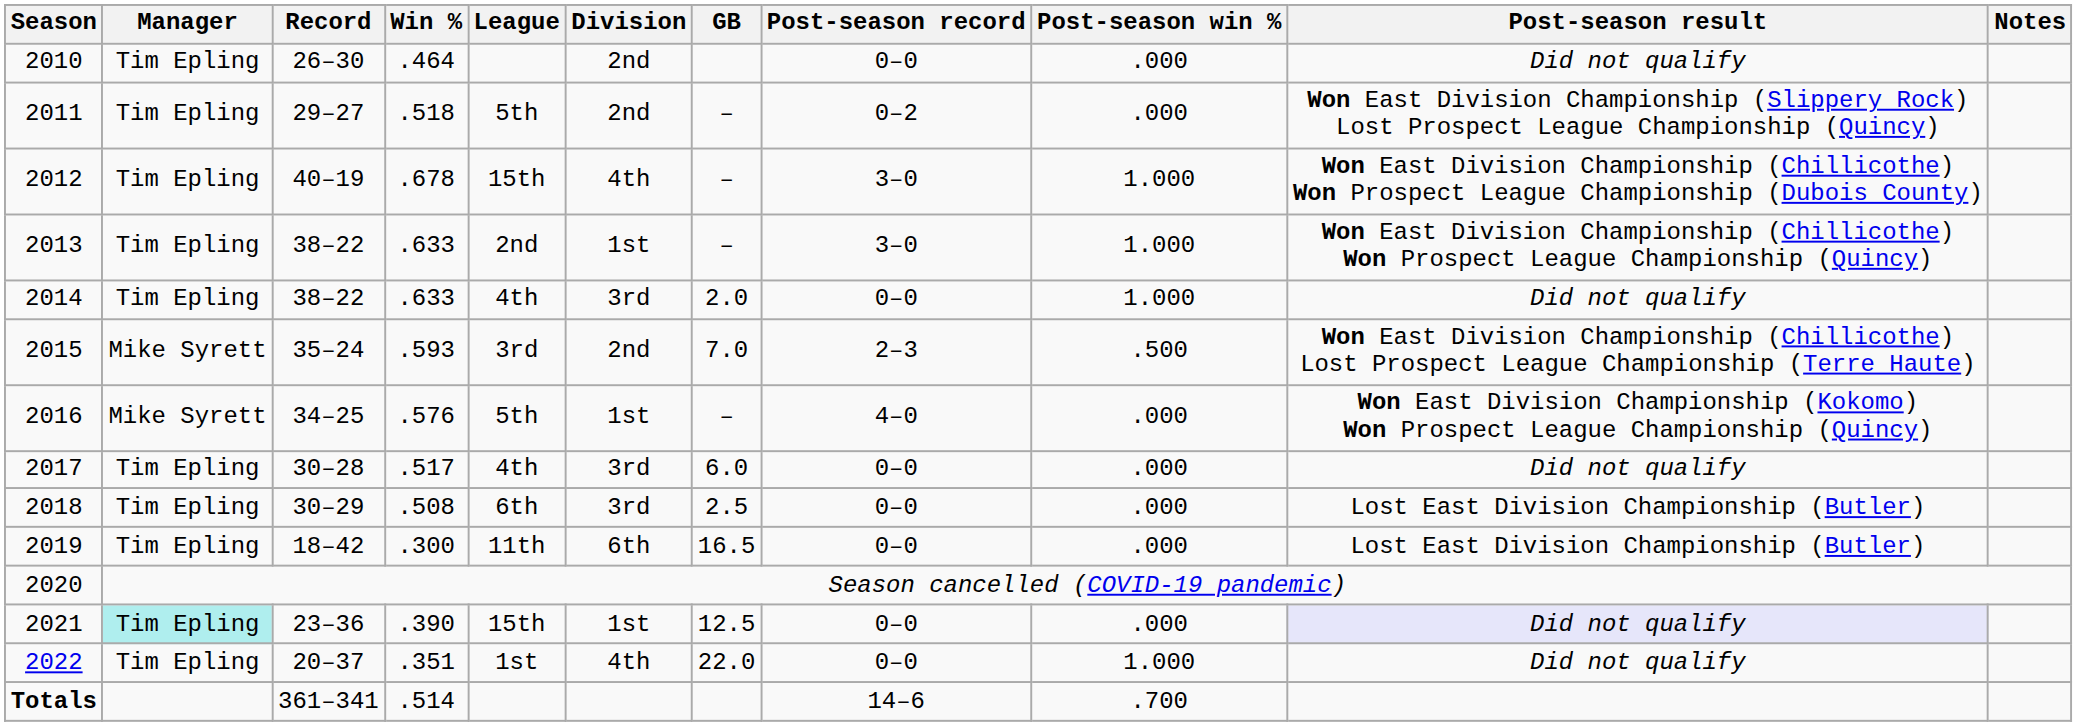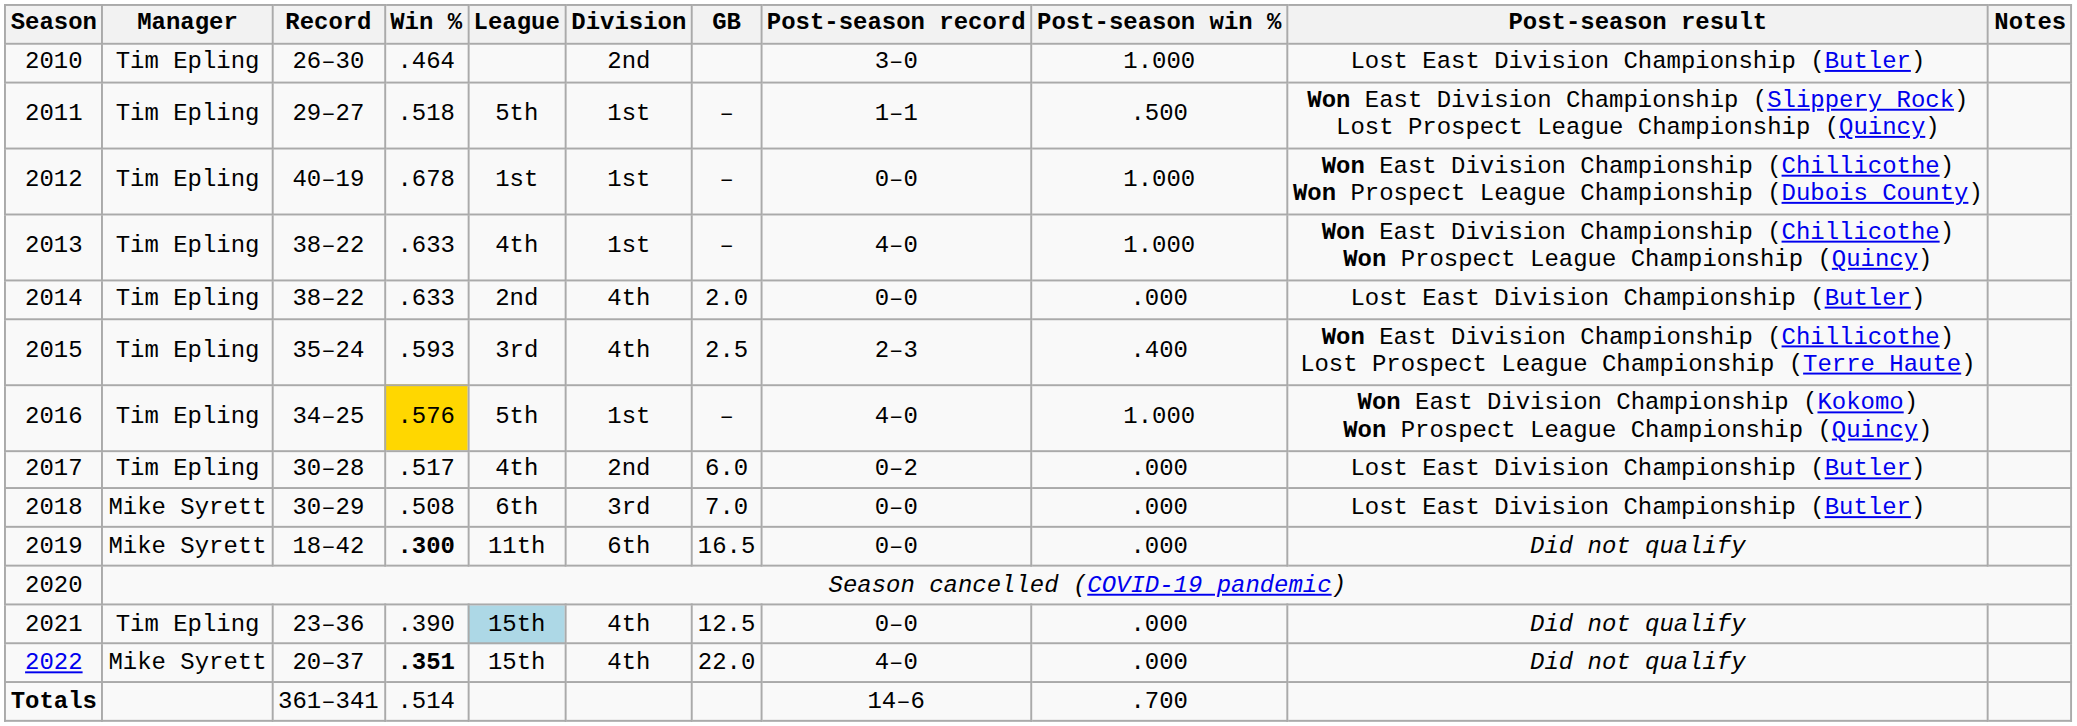(896, 63) 0–0 -> (896, 63) 3–0
(1159, 63) .000 -> (1159, 63) 1.000
(1638, 63) Did not qualify -> (1638, 63) Lost East Division Championship (Butler)
(629, 116) 2nd -> (629, 116) 1st
(896, 116) 0–2 -> (896, 116) 1–1
(1159, 116) .000 -> (1159, 116) .500
(517, 181) 15th -> (517, 181) 1st
(629, 181) 4th -> (629, 181) 1st
(896, 181) 3–0 -> (896, 181) 0–0
(517, 247) 2nd -> (517, 247) 4th
(896, 247) 3–0 -> (896, 247) 4–0
(517, 300) 4th -> (517, 300) 2nd
(629, 300) 3rd -> (629, 300) 4th
(1159, 300) 1.000 -> (1159, 300) .000
(1638, 300) Did not qualify -> (1638, 300) Lost East Division Championship (Butler)
(188, 352) Mike Syrett -> (188, 352) Tim Epling
(629, 352) 2nd -> (629, 352) 4th
(727, 352) 7.0 -> (727, 352) 2.5
(1159, 352) .500 -> (1159, 352) .400
(188, 418) Mike Syrett -> (188, 418) Tim Epling
(426, 418) no background -> (426, 418) gold background
(1159, 418) .000 -> (1159, 418) 1.000
(629, 470) 3rd -> (629, 470) 2nd
(896, 470) 0–0 -> (896, 470) 0–2
(1638, 470) Did not qualify -> (1638, 470) Lost East Division Championship (Butler)
(188, 509) Tim Epling -> (188, 509) Mike Syrett
(727, 509) 2.5 -> (727, 509) 7.0
(188, 547) Tim Epling -> (188, 547) Mike Syrett
(426, 547) normal -> (426, 547) bold
(1638, 547) Lost East Division Championship (Butler) -> (1638, 547) Did not qualify
(188, 625) paleturquoise background -> (188, 625) no background
(517, 625) no background -> (517, 625) lightblue background
(629, 625) 1st -> (629, 625) 4th
(1638, 625) lavender background -> (1638, 625) no background
(188, 663) Tim Epling -> (188, 663) Mike Syrett
(426, 663) normal -> (426, 663) bold
(517, 663) 1st -> (517, 663) 15th
(896, 663) 0–0 -> (896, 663) 4–0
(1159, 663) 1.000 -> (1159, 663) .000
